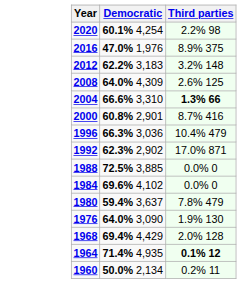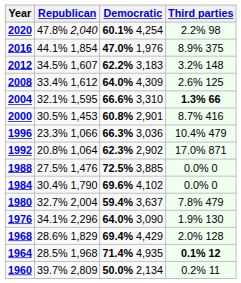+ column: (67, 14)
